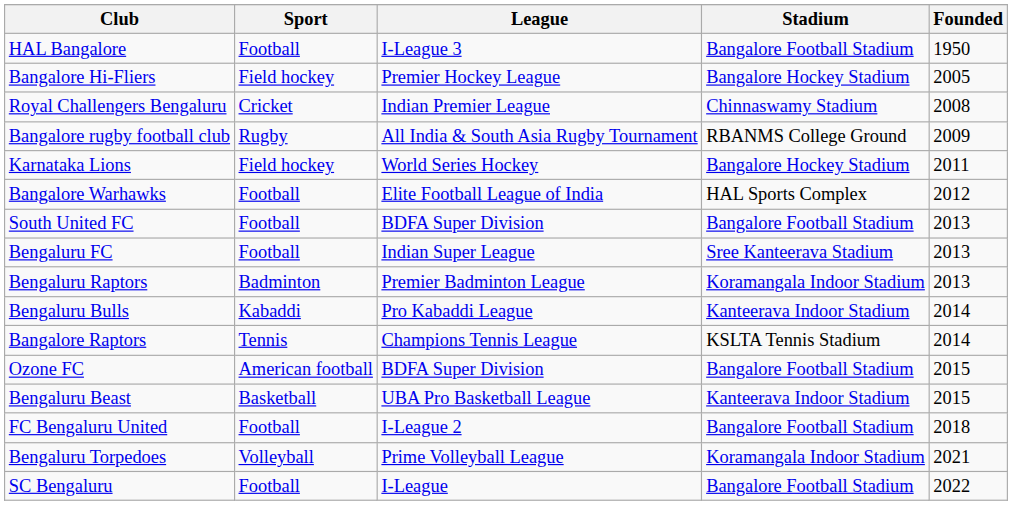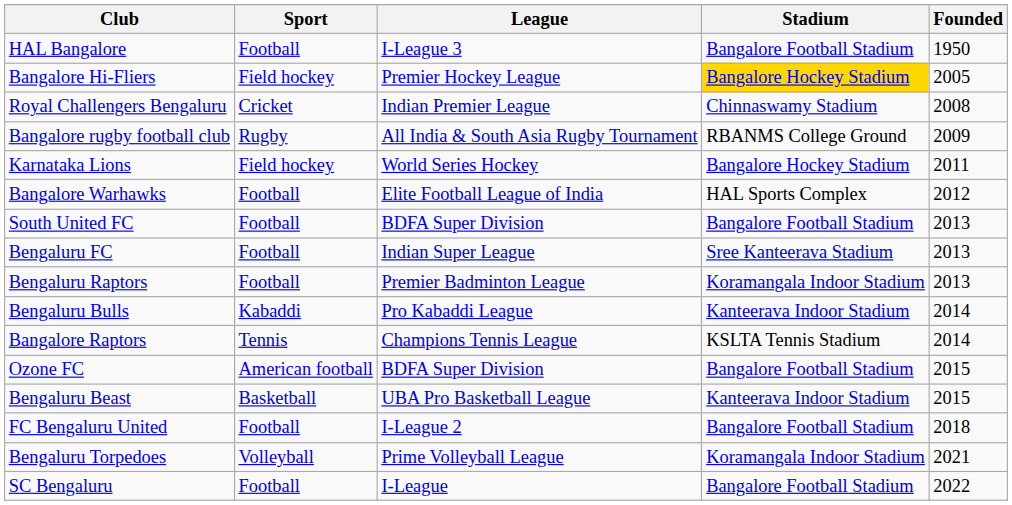(808, 77) no background -> (808, 77) gold background
(279, 281) Badminton -> (269, 281) Football
